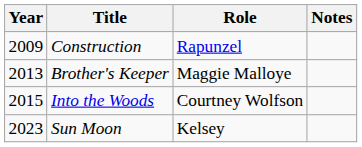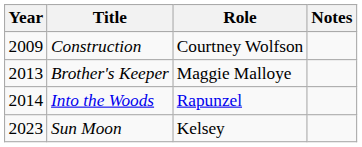(209, 45) Rapunzel -> (240, 45) Courtney Wolfson
(26, 100) 2015 -> (26, 100) 2014
(240, 100) Courtney Wolfson -> (209, 100) Rapunzel
